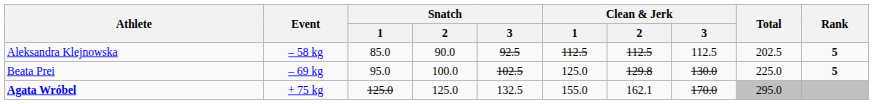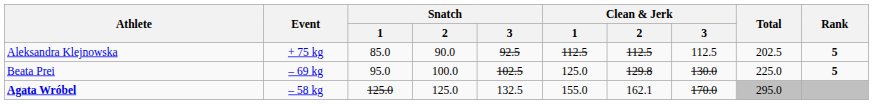(306, 52) – 58 kg -> (306, 52) + 75 kg
(306, 90) + 75 kg -> (306, 90) – 58 kg
